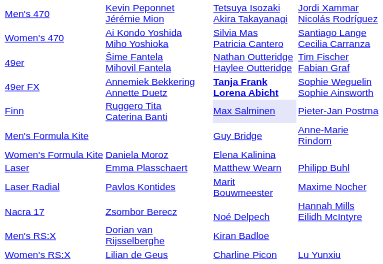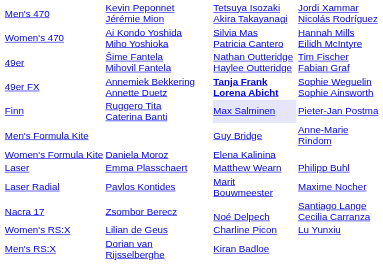(334, 38) Santiago Lange Cecilia Carranza -> (330, 38) Hannah Mills Eilidh McIntyre
(330, 211) Hannah Mills Eilidh McIntyre -> (334, 211) Santiago Lange Cecilia Carranza
rows swapped: (30, 236) <-> (38, 254)
